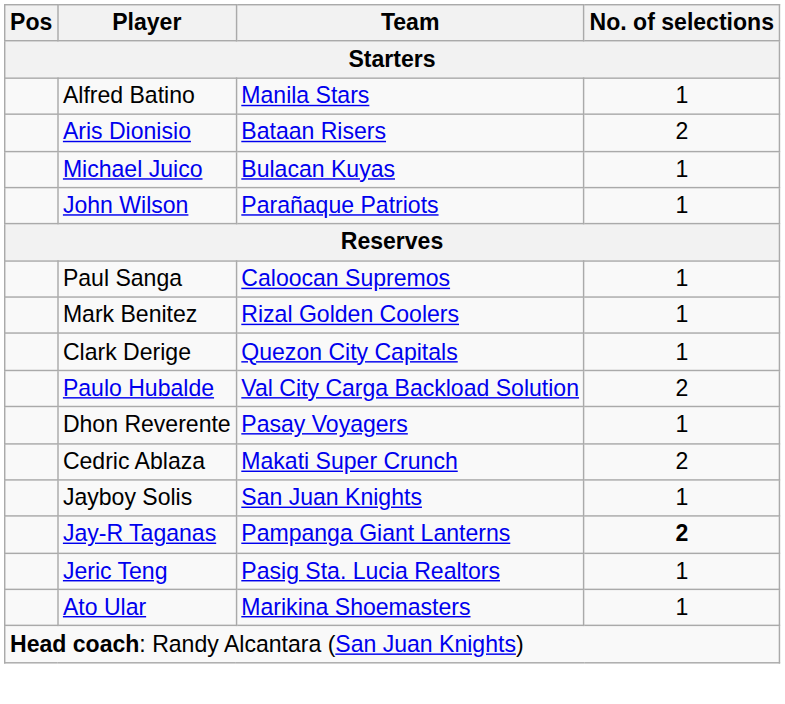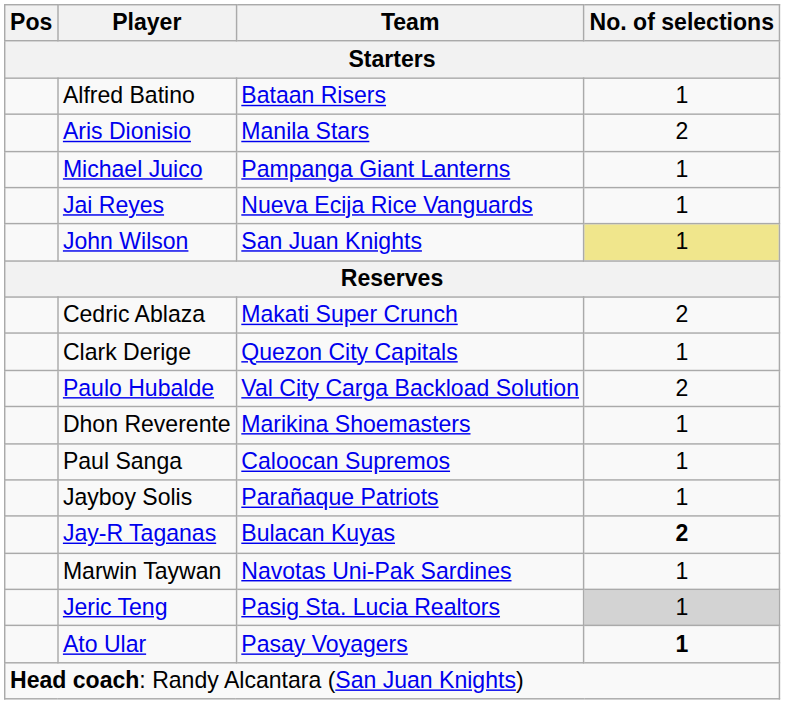(305, 95) Manila Stars -> (314, 95) Bataan Risers
(314, 132) Bataan Risers -> (305, 132) Manila Stars
(318, 168) Bulacan Kuyas -> (376, 168) Pampanga Giant Lanterns
+ row: (113, 205)
(340, 205) Parañaque Patriots -> (332, 242) San Juan Knights
(682, 205) no background -> (682, 242) khaki background
rows swapped: (134, 461) <-> (122, 278)
- row: (130, 315)
(325, 424) Pasay Voyagers -> (356, 424) Marikina Shoemasters
(332, 497) San Juan Knights -> (340, 497) Parañaque Patriots
(376, 534) Pampanga Giant Lanterns -> (318, 534) Bulacan Kuyas
+ row: (142, 570)
(682, 570) no background -> (682, 607) lightgrey background
(356, 607) Marikina Shoemasters -> (325, 643) Pasay Voyagers
(682, 607) normal -> (682, 643) bold
